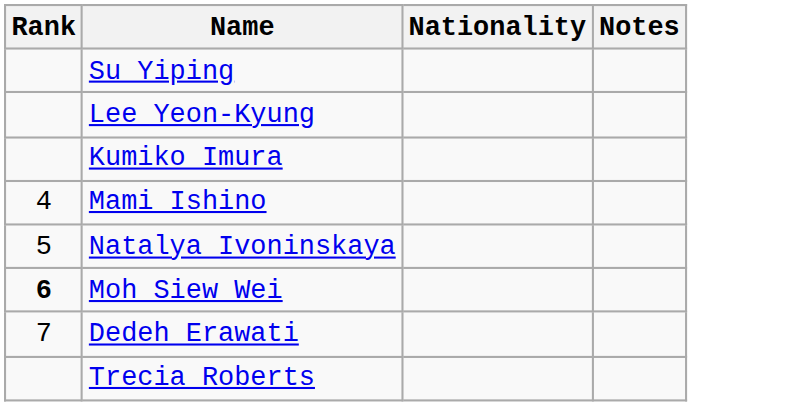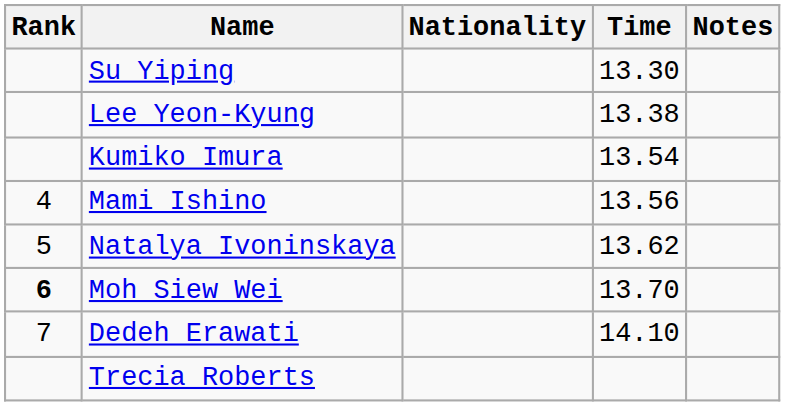+ column: (639, 27)
